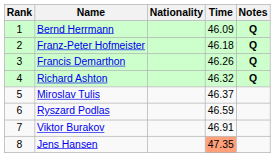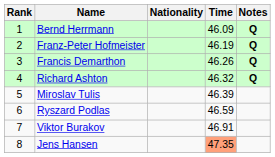(221, 45) 46.18 -> (221, 45) 46.19
(221, 95) 46.37 -> (221, 95) 46.39
